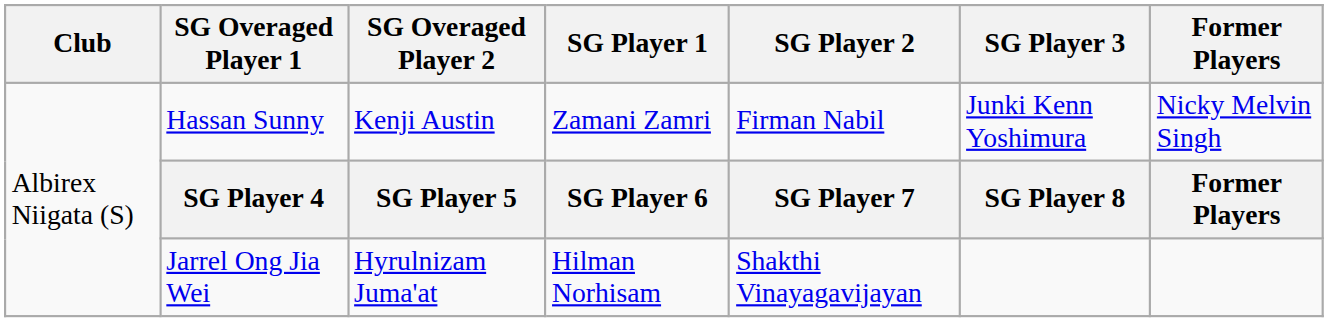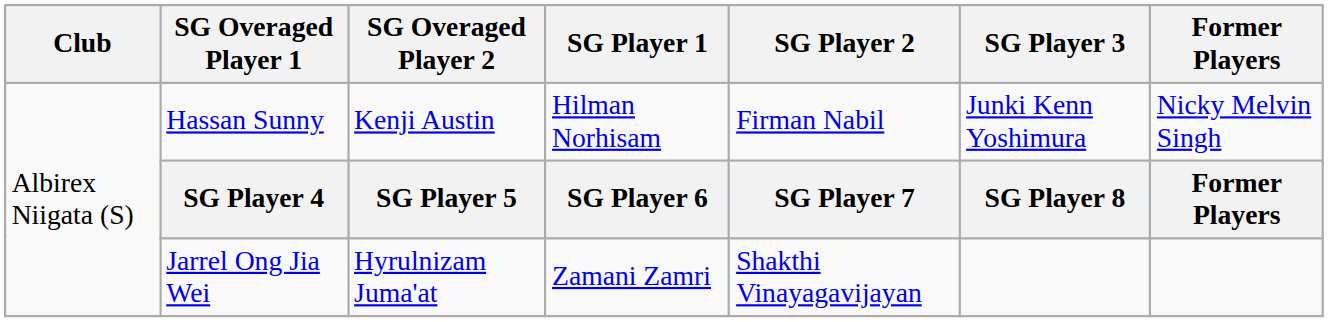(631, 121) Zamani Zamri -> (607, 121) Hilman Norhisam
(607, 277) Hilman Norhisam -> (631, 277) Zamani Zamri
